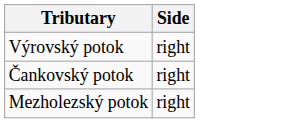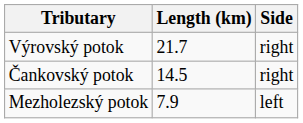+ column: (204, 18)
(173, 103) right -> (272, 103) left
